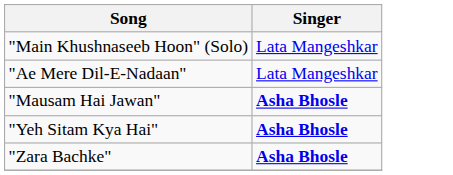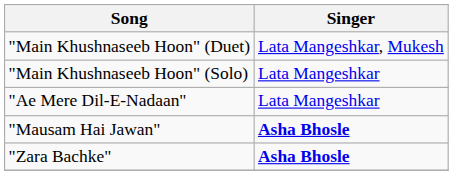+ row: (129, 45)
- row: (83, 128)
